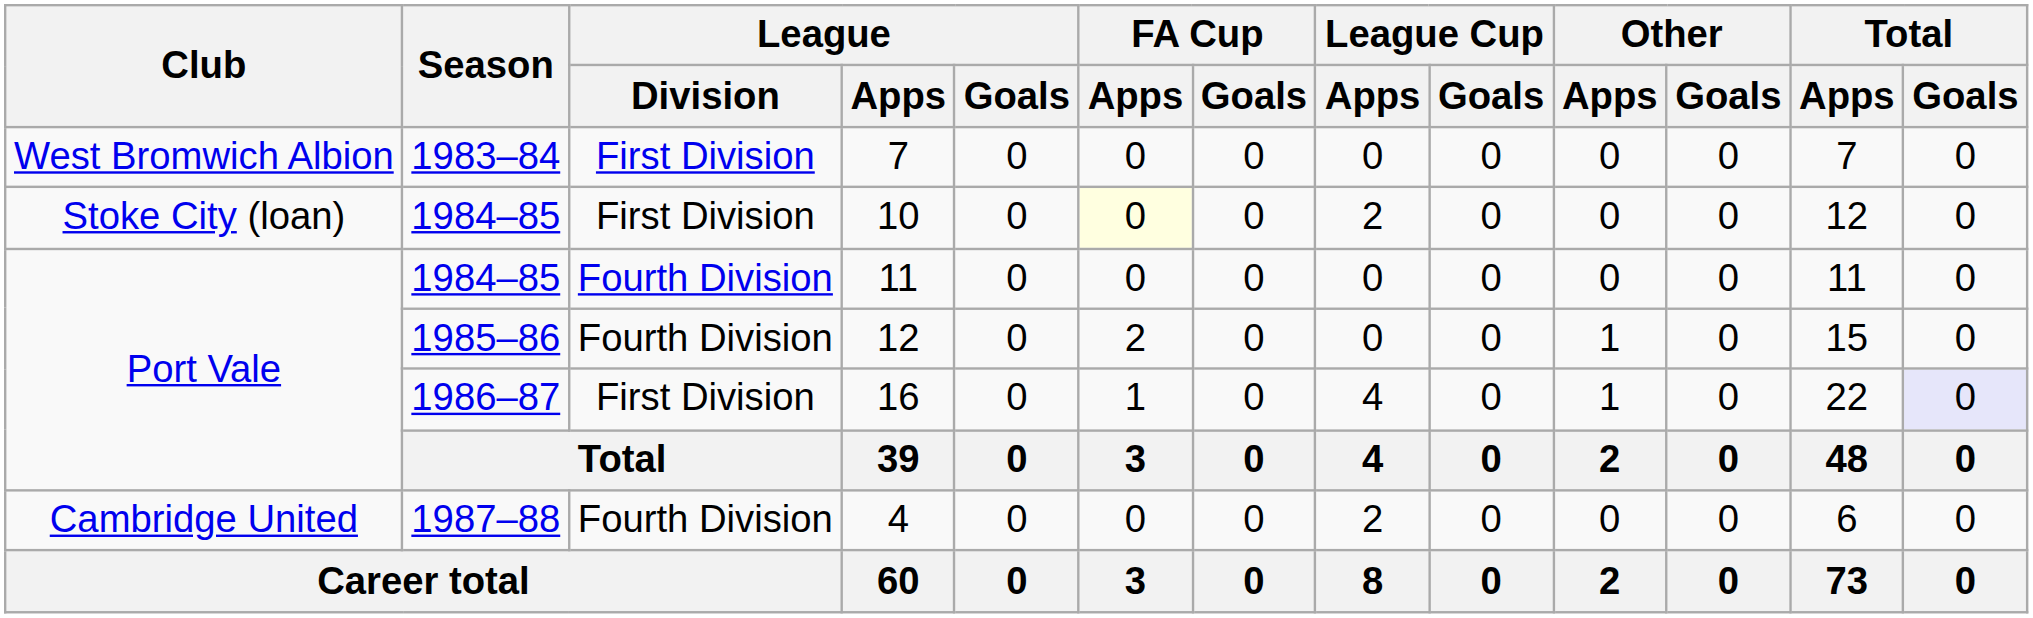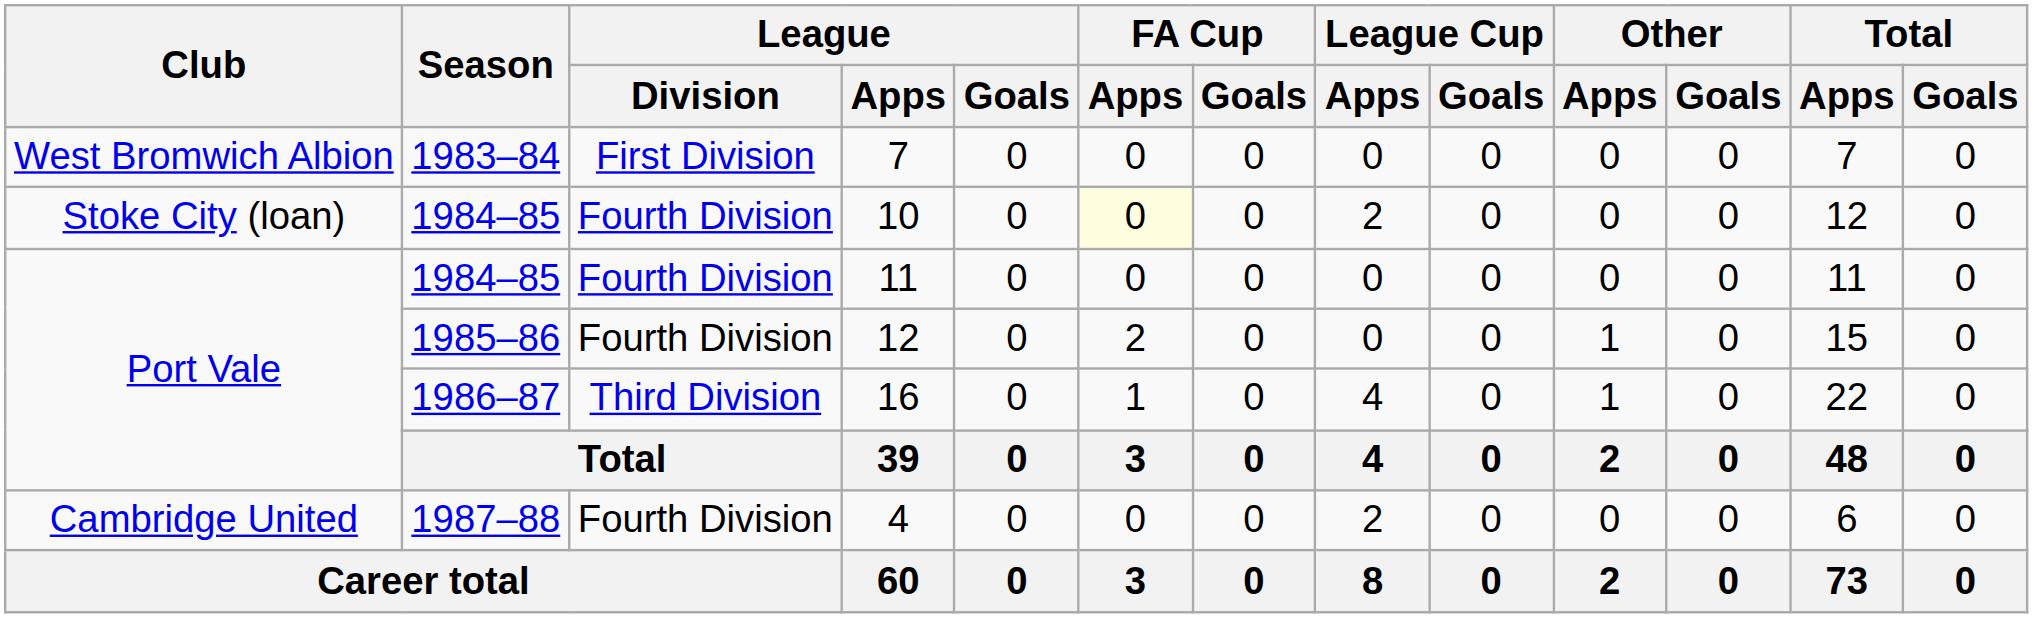(705, 216) First Division -> (705, 216) Fourth Division
(705, 398) First Division -> (705, 398) Third Division
(1965, 398) lavender background -> (1965, 398) no background
